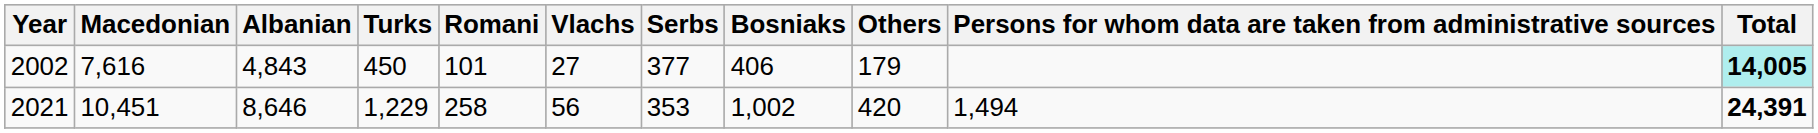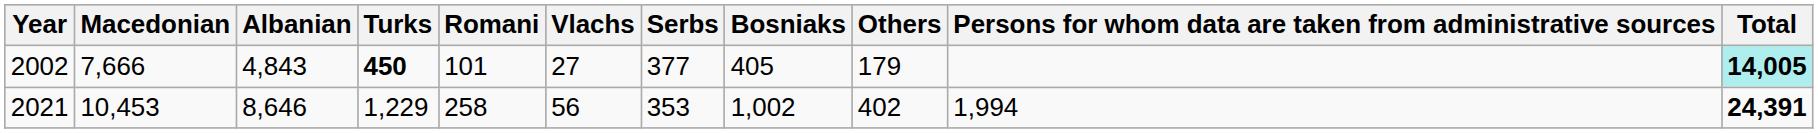(113, 66) 7,616 -> (113, 66) 7,666
(385, 66) normal -> (385, 66) bold
(752, 66) 406 -> (752, 66) 405
(120, 107) 10,451 -> (120, 107) 10,453
(879, 107) 420 -> (879, 107) 402
(986, 107) 1,494 -> (986, 107) 1,994
